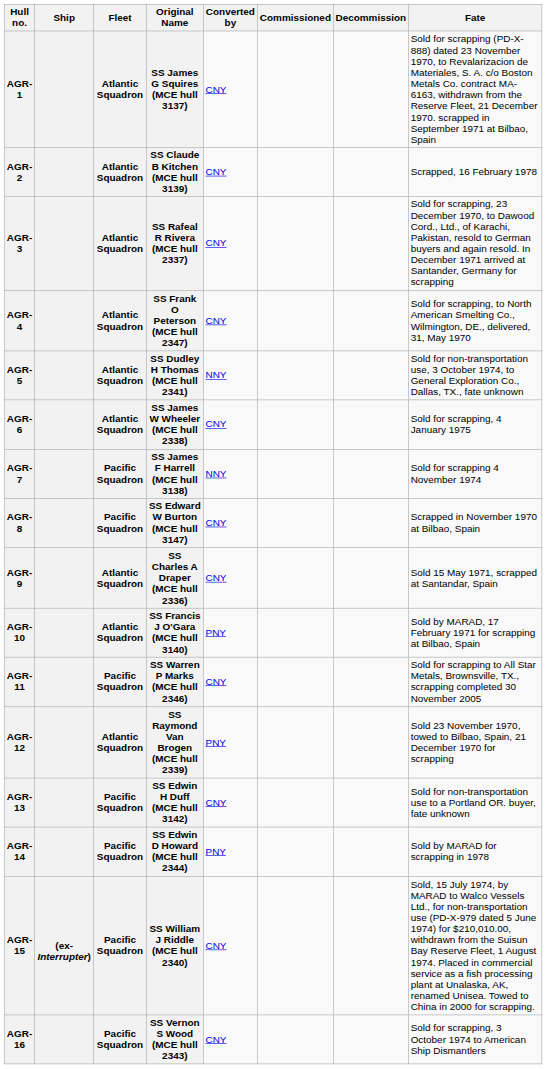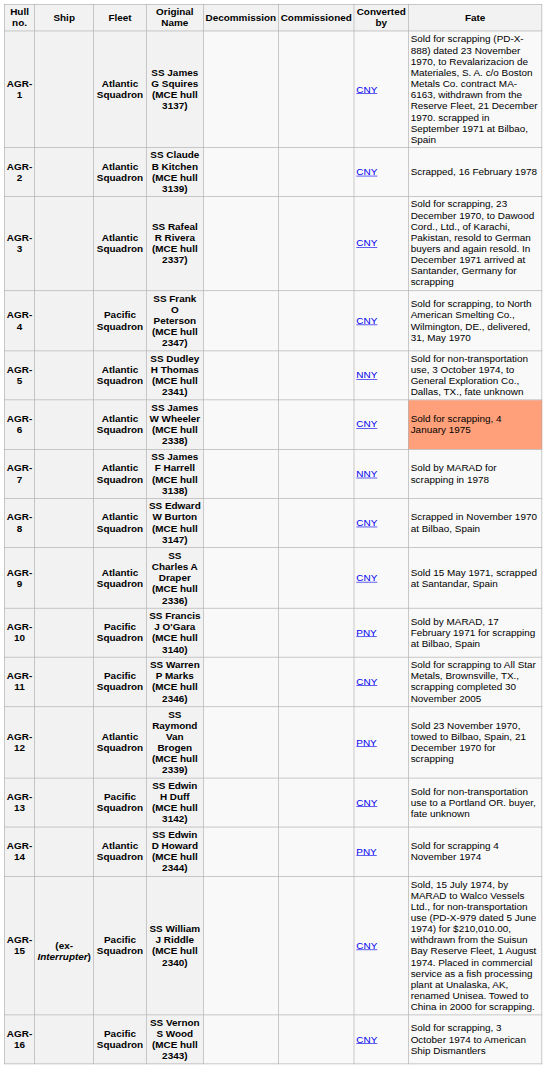columns swapped: (230, 17) <-> (371, 17)
(120, 320) Atlantic Squadron -> (120, 320) Pacific Squadron
(456, 424) no background -> (456, 424) lightsalmon background
(120, 474) Pacific Squadron -> (120, 474) Atlantic Squadron
(455, 474) Sold for scrapping 4 November 1974 -> (454, 474) Sold by MARAD for scrapping in 1978
(120, 523) Pacific Squadron -> (120, 523) Atlantic Squadron
(120, 632) Atlantic Squadron -> (120, 632) Pacific Squadron
(120, 852) Pacific Squadron -> (120, 852) Atlantic Squadron
(454, 852) Sold by MARAD for scrapping in 1978 -> (455, 852) Sold for scrapping 4 November 1974
